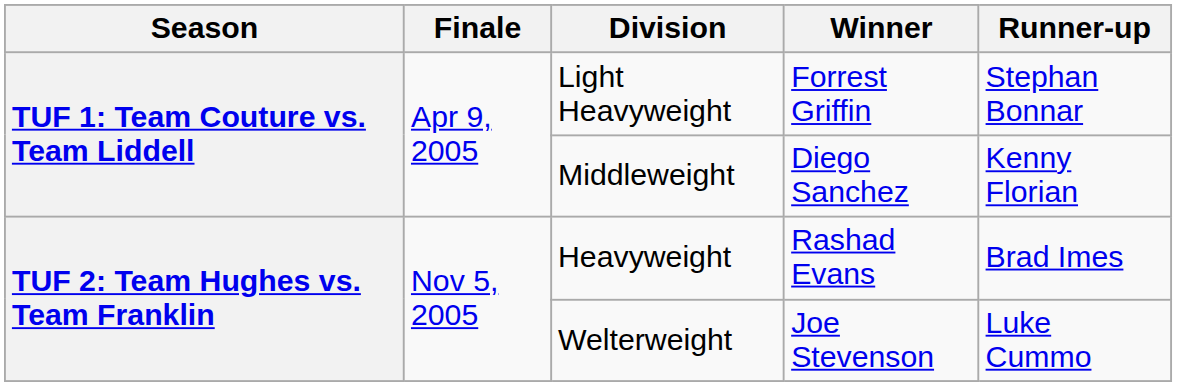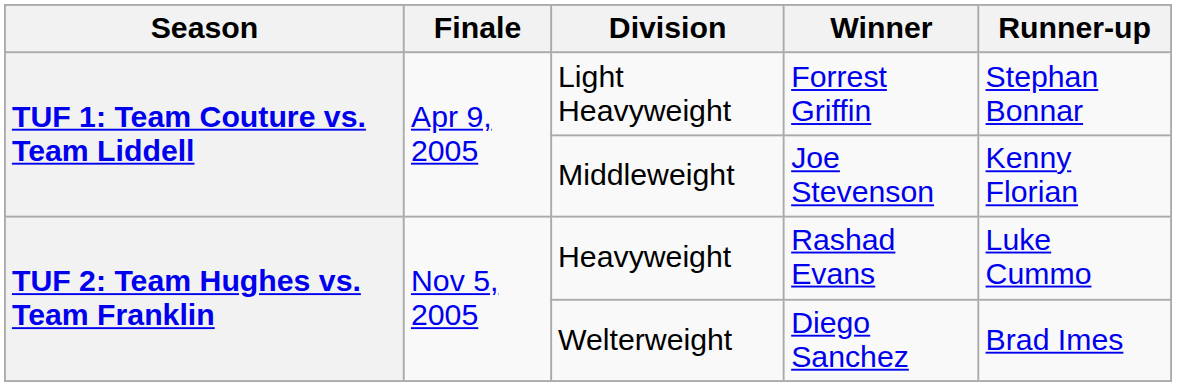(850, 175) Diego Sanchez -> (863, 175) Joe Stevenson
(1055, 257) Brad Imes -> (1039, 257) Luke Cummo
(863, 339) Joe Stevenson -> (850, 339) Diego Sanchez
(1039, 339) Luke Cummo -> (1055, 339) Brad Imes
